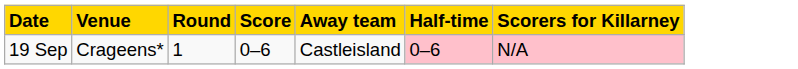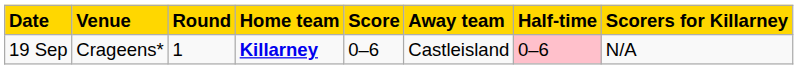+ column: (290, 20)
(513, 49) pink background -> (621, 49) no background
